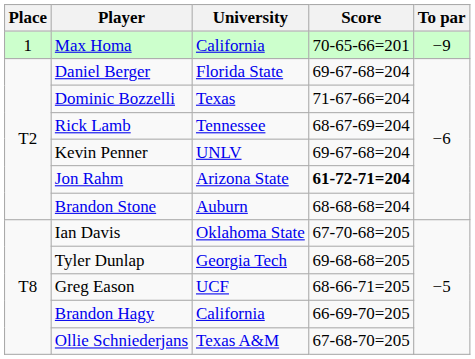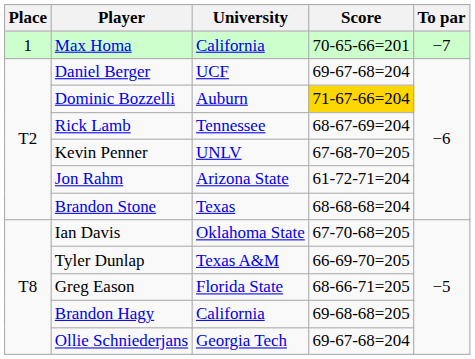(442, 44) −9 -> (442, 44) −7
(240, 71) Florida State -> (212, 71) UCF
(216, 98) Texas -> (222, 98) Auburn
(361, 98) no background -> (361, 98) gold background
(361, 152) 69-67-68=204 -> (361, 152) 67-68-70=205
(361, 179) bold -> (361, 179) normal
(222, 206) Auburn -> (216, 206) Texas
(241, 260) Georgia Tech -> (238, 260) Texas A&M
(361, 260) 69-68-68=205 -> (361, 260) 66-69-70=205
(212, 286) UCF -> (240, 286) Florida State
(361, 313) 66-69-70=205 -> (361, 313) 69-68-68=205
(238, 340) Texas A&M -> (241, 340) Georgia Tech
(361, 340) 67-68-70=205 -> (361, 340) 69-67-68=204
